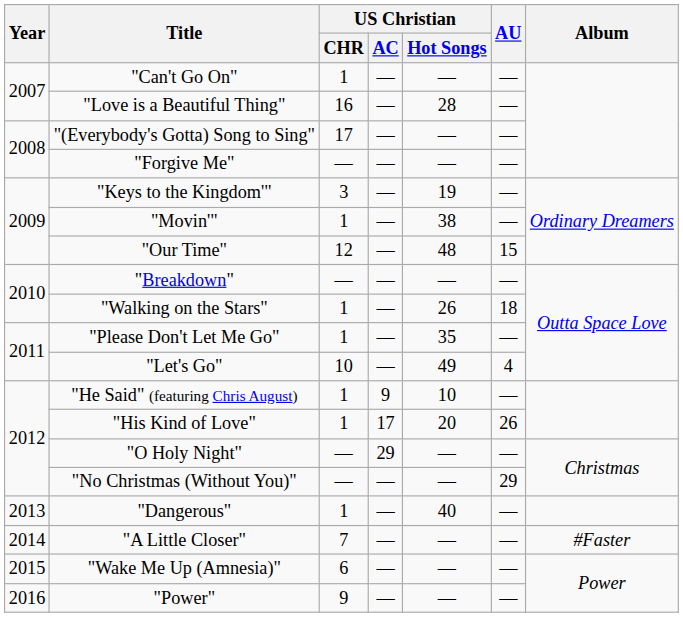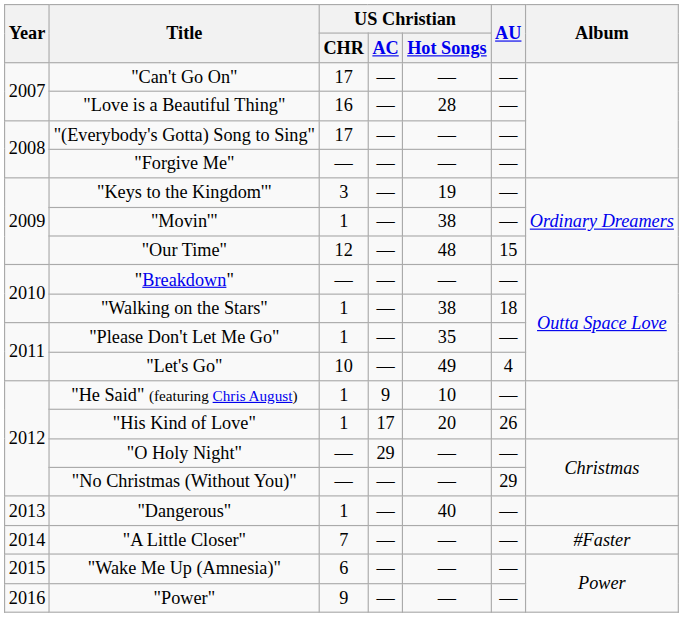(344, 76) 1 -> (344, 76) 17
(447, 308) 26 -> (447, 308) 38
